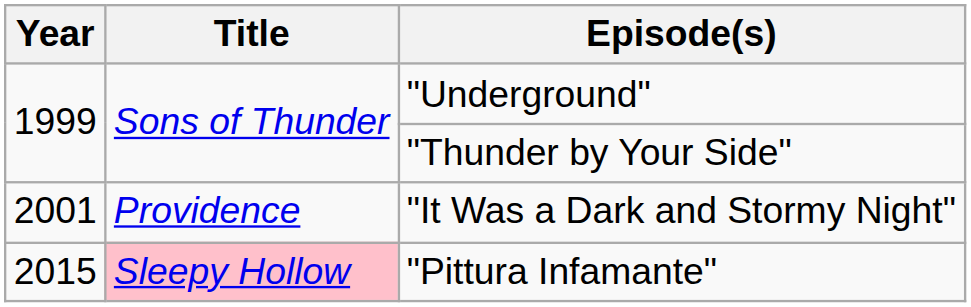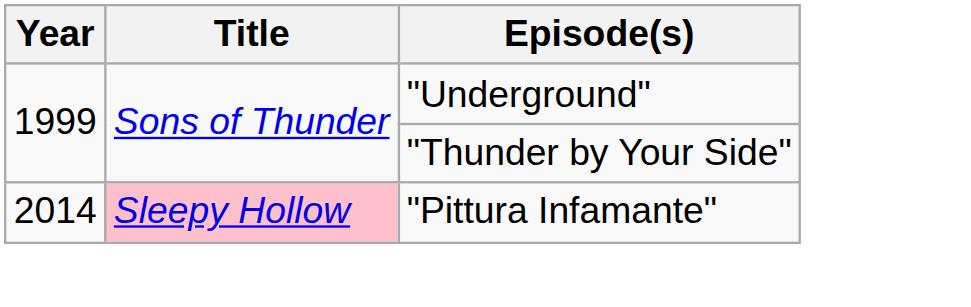- row: (681, 211)
(55, 270) 2015 -> (55, 211) 2014
